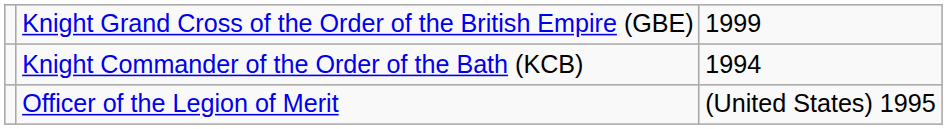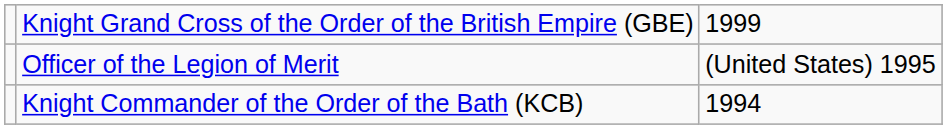rows swapped: (303, 64) <-> (180, 104)
